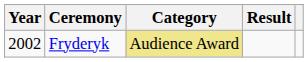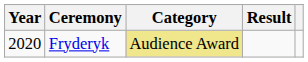(25, 43) 2002 -> (25, 43) 2020
